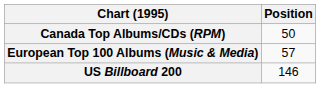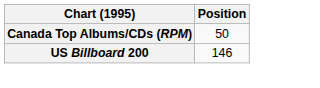- row: (133, 53)
